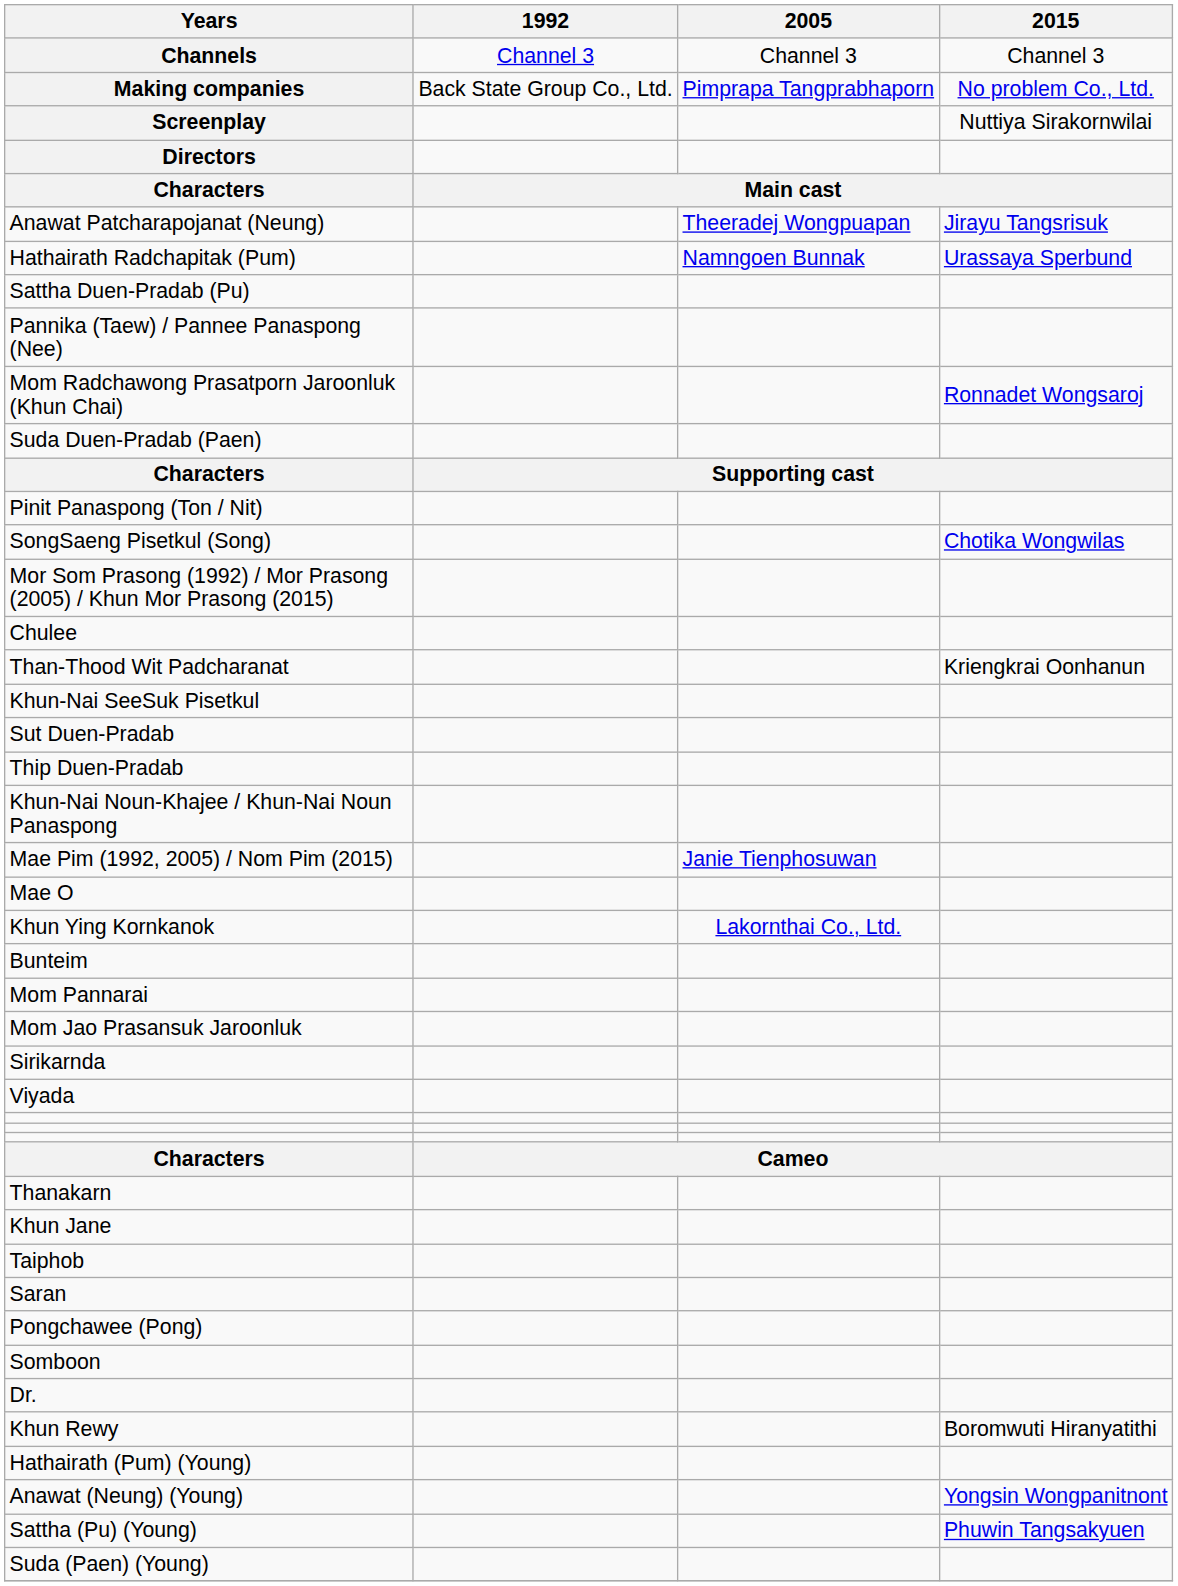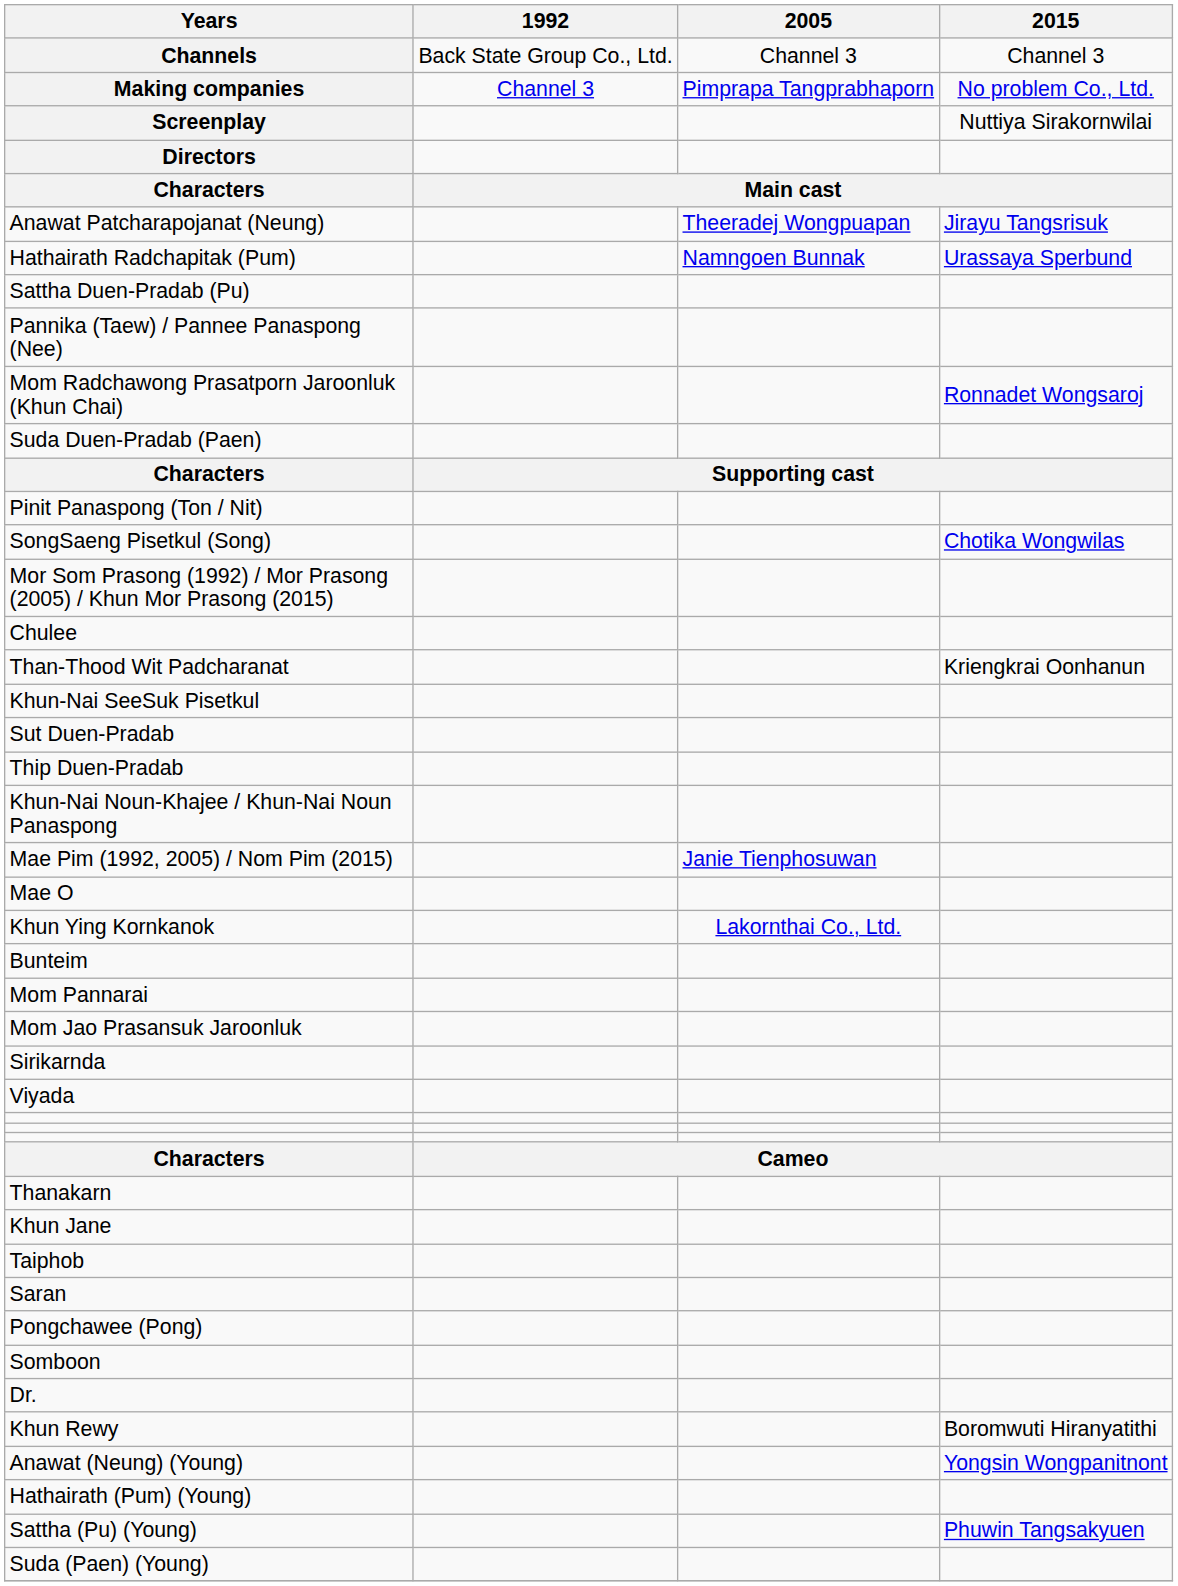(546, 55) Channel 3 -> (546, 55) Back State Group Co., Ltd.
(546, 88) Back State Group Co., Ltd. -> (546, 88) Channel 3
rows swapped: (126, 1496) <-> (130, 1462)
